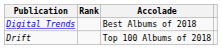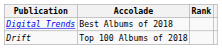columns swapped: (157, 11) <-> (89, 11)
